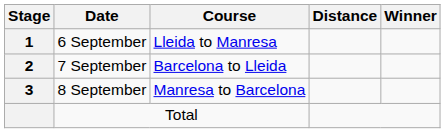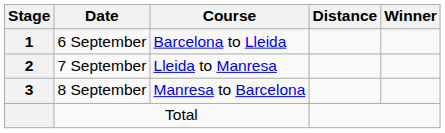(215, 41) Lleida to Manresa -> (220, 41) Barcelona to Lleida
(220, 66) Barcelona to Lleida -> (215, 66) Lleida to Manresa
